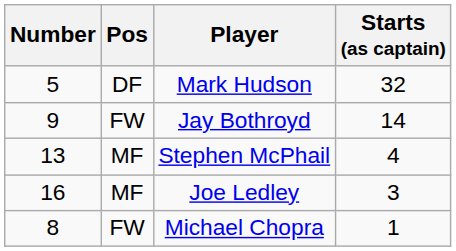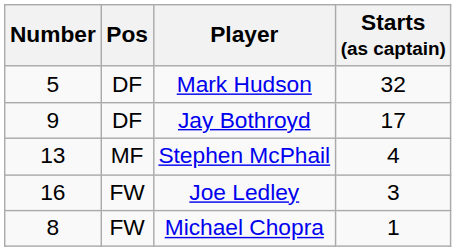(127, 120) FW -> (127, 120) DF
(393, 120) 14 -> (393, 120) 17
(127, 192) MF -> (127, 192) FW
